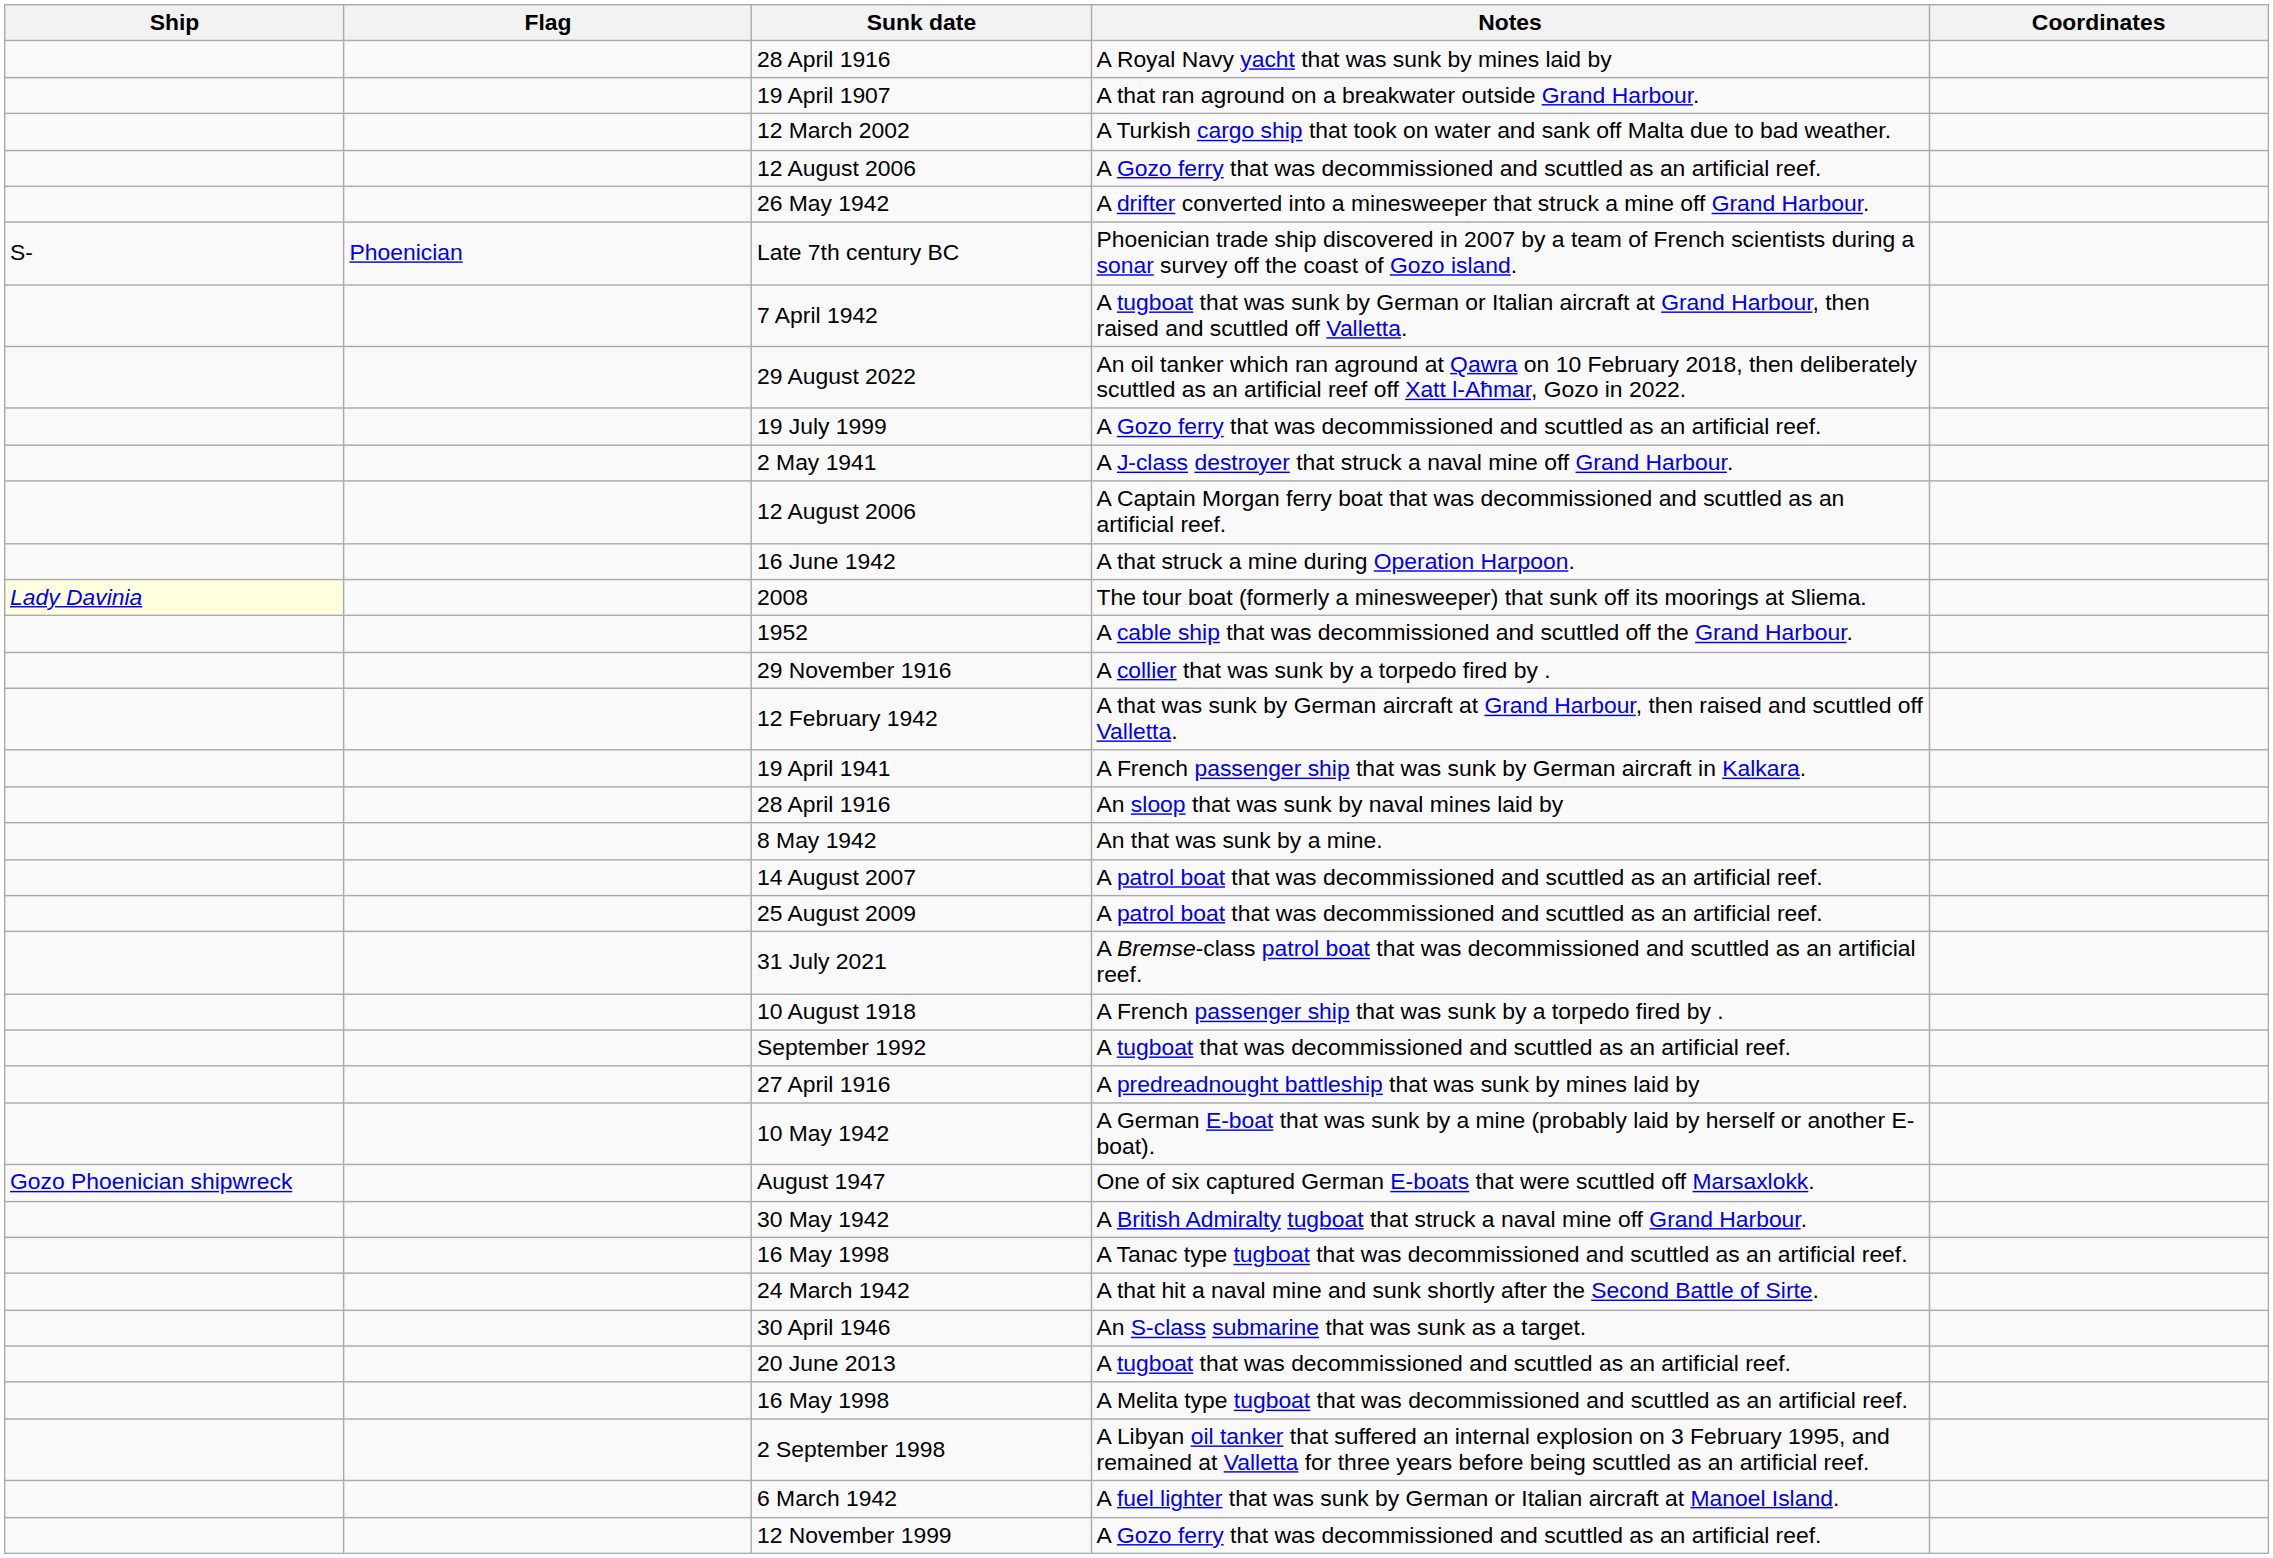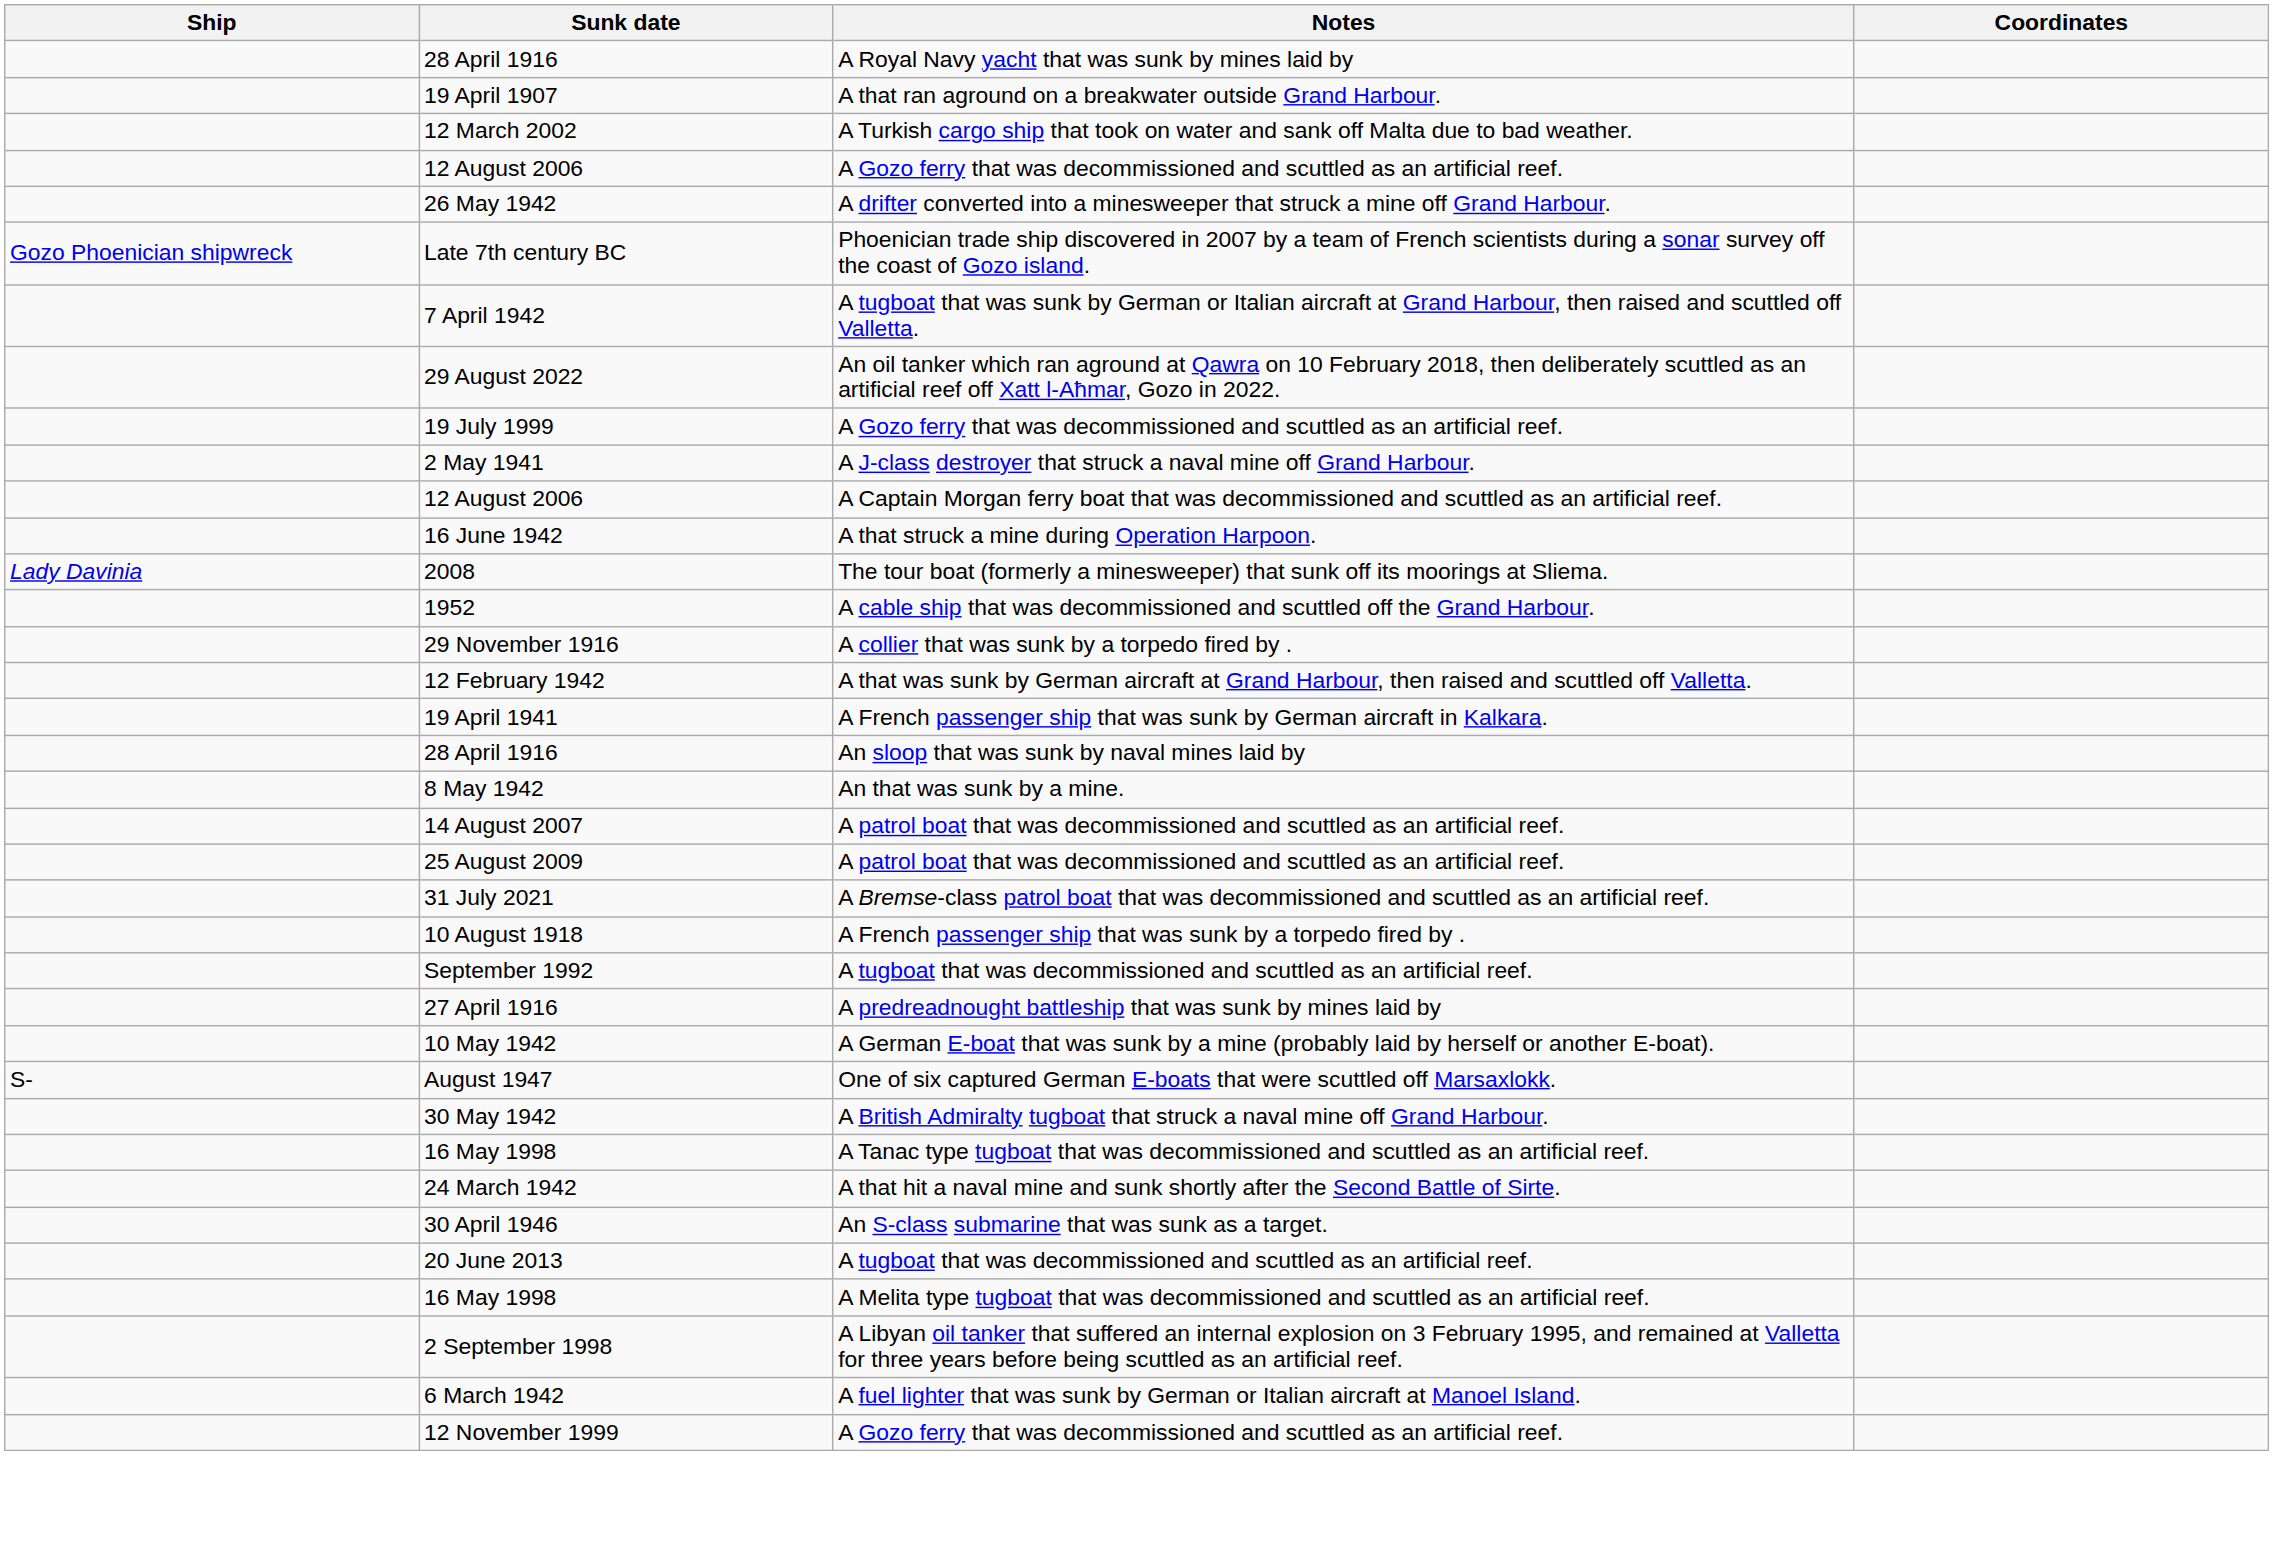- column: (548, 22)
(21, 253) S- -> (151, 253) Gozo Phoenician shipwreck
(76, 597) lightyellow background -> (76, 571) no background
(151, 1182) Gozo Phoenician shipwreck -> (21, 1079) S-
